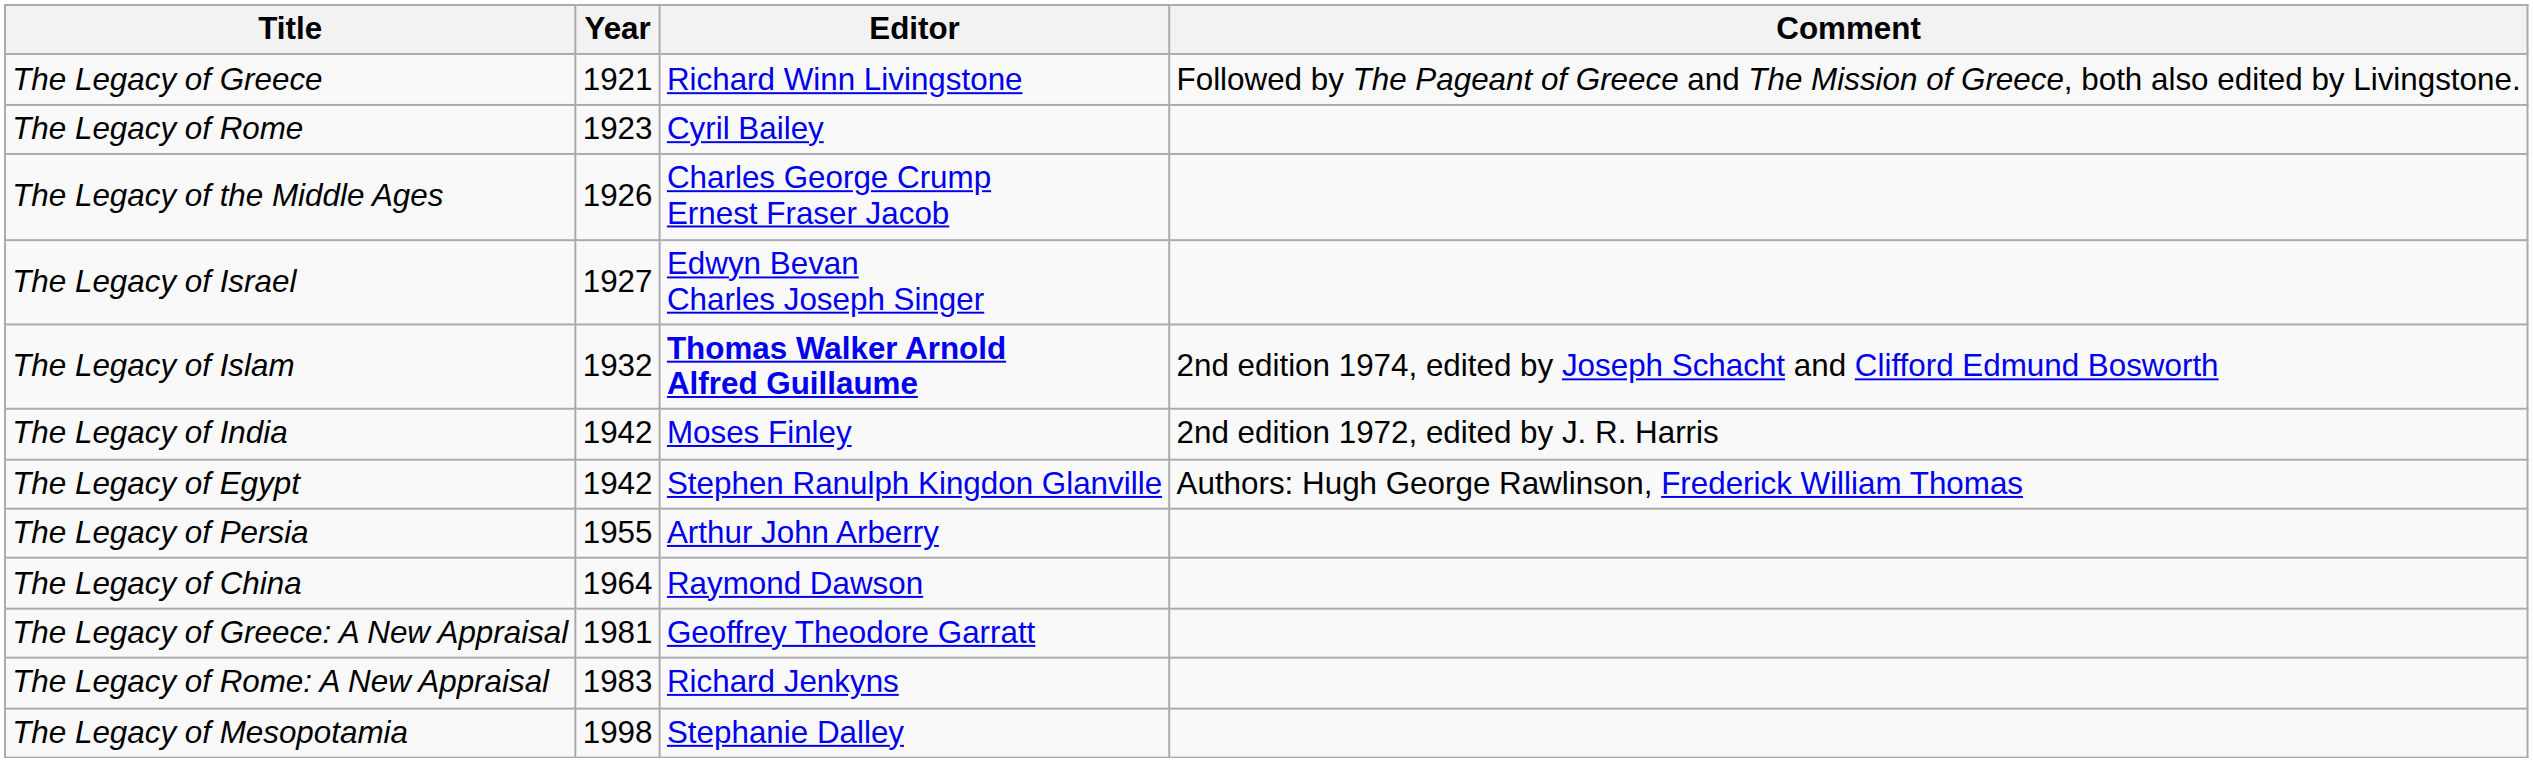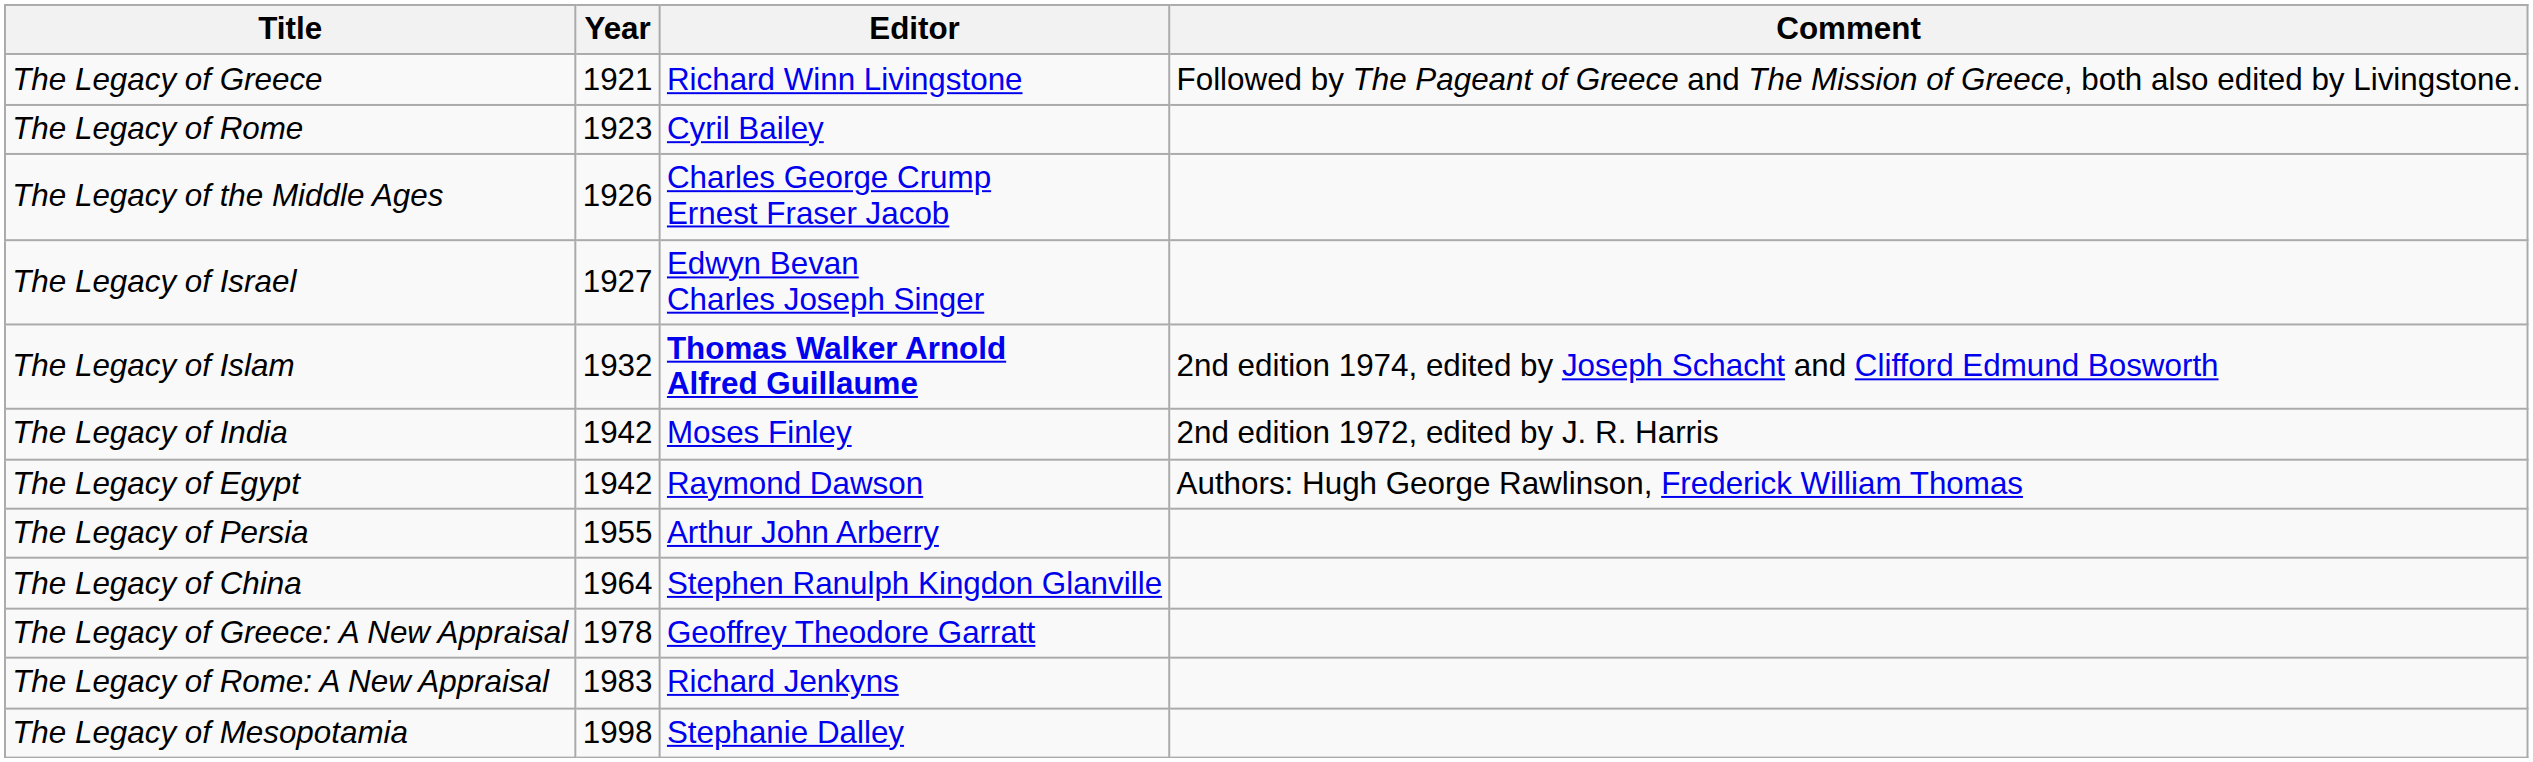(915, 483) Stephen Ranulph Kingdon Glanville -> (795, 483) Raymond Dawson
(795, 582) Raymond Dawson -> (915, 582) Stephen Ranulph Kingdon Glanville
(618, 632) 1981 -> (618, 632) 1978
